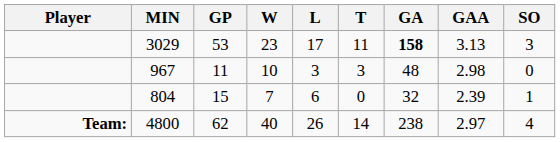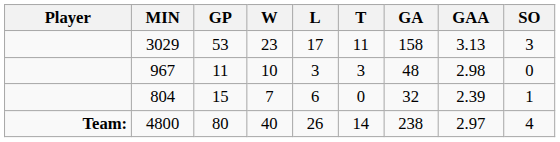(411, 44) bold -> (411, 44) normal
(220, 123) 62 -> (220, 123) 80
